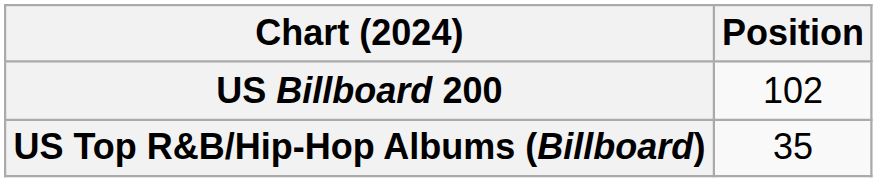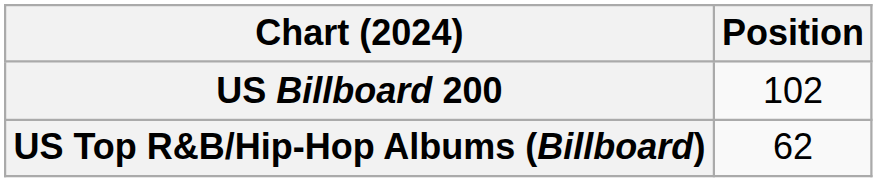(793, 147) 35 -> (793, 147) 62
